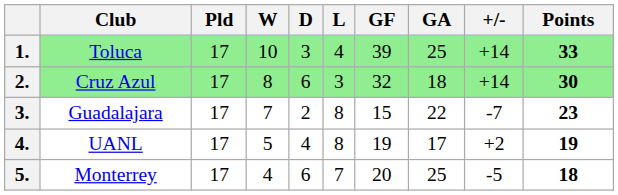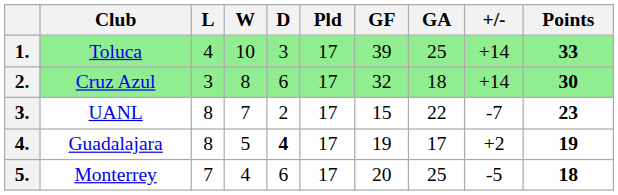columns swapped: (219, 19) <-> (339, 19)
(116, 112) Guadalajara -> (116, 112) UANL
(116, 143) UANL -> (116, 143) Guadalajara
(306, 143) normal -> (283, 143) bold
